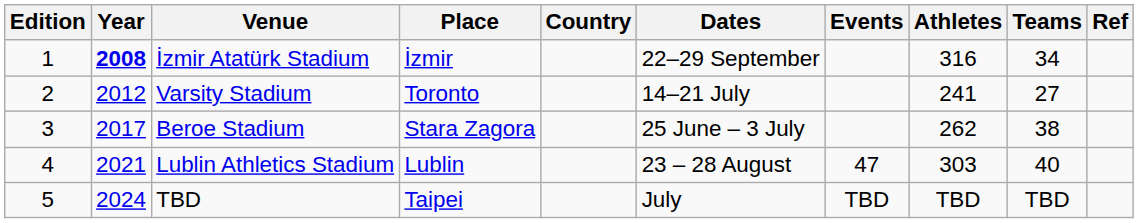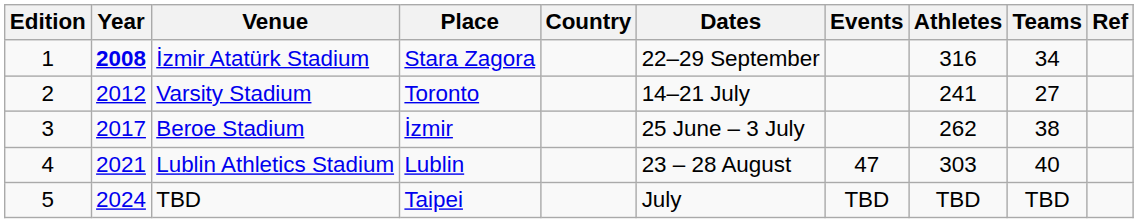(429, 57) İzmir -> (470, 57) Stara Zagora
(470, 128) Stara Zagora -> (429, 128) İzmir
